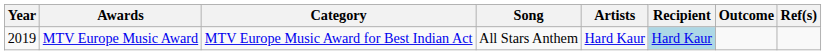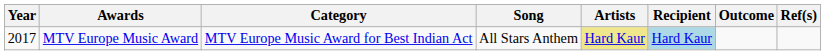(22, 38) 2019 -> (22, 38) 2017
(615, 38) no background -> (615, 38) khaki background
